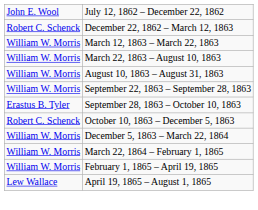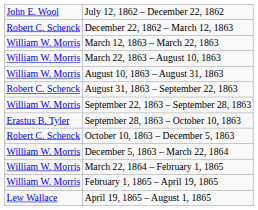+ row: (161, 89)
